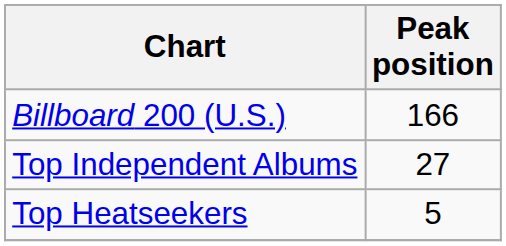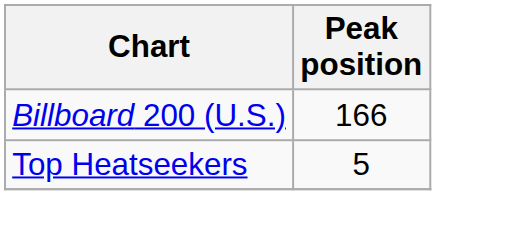- row: (185, 164)
